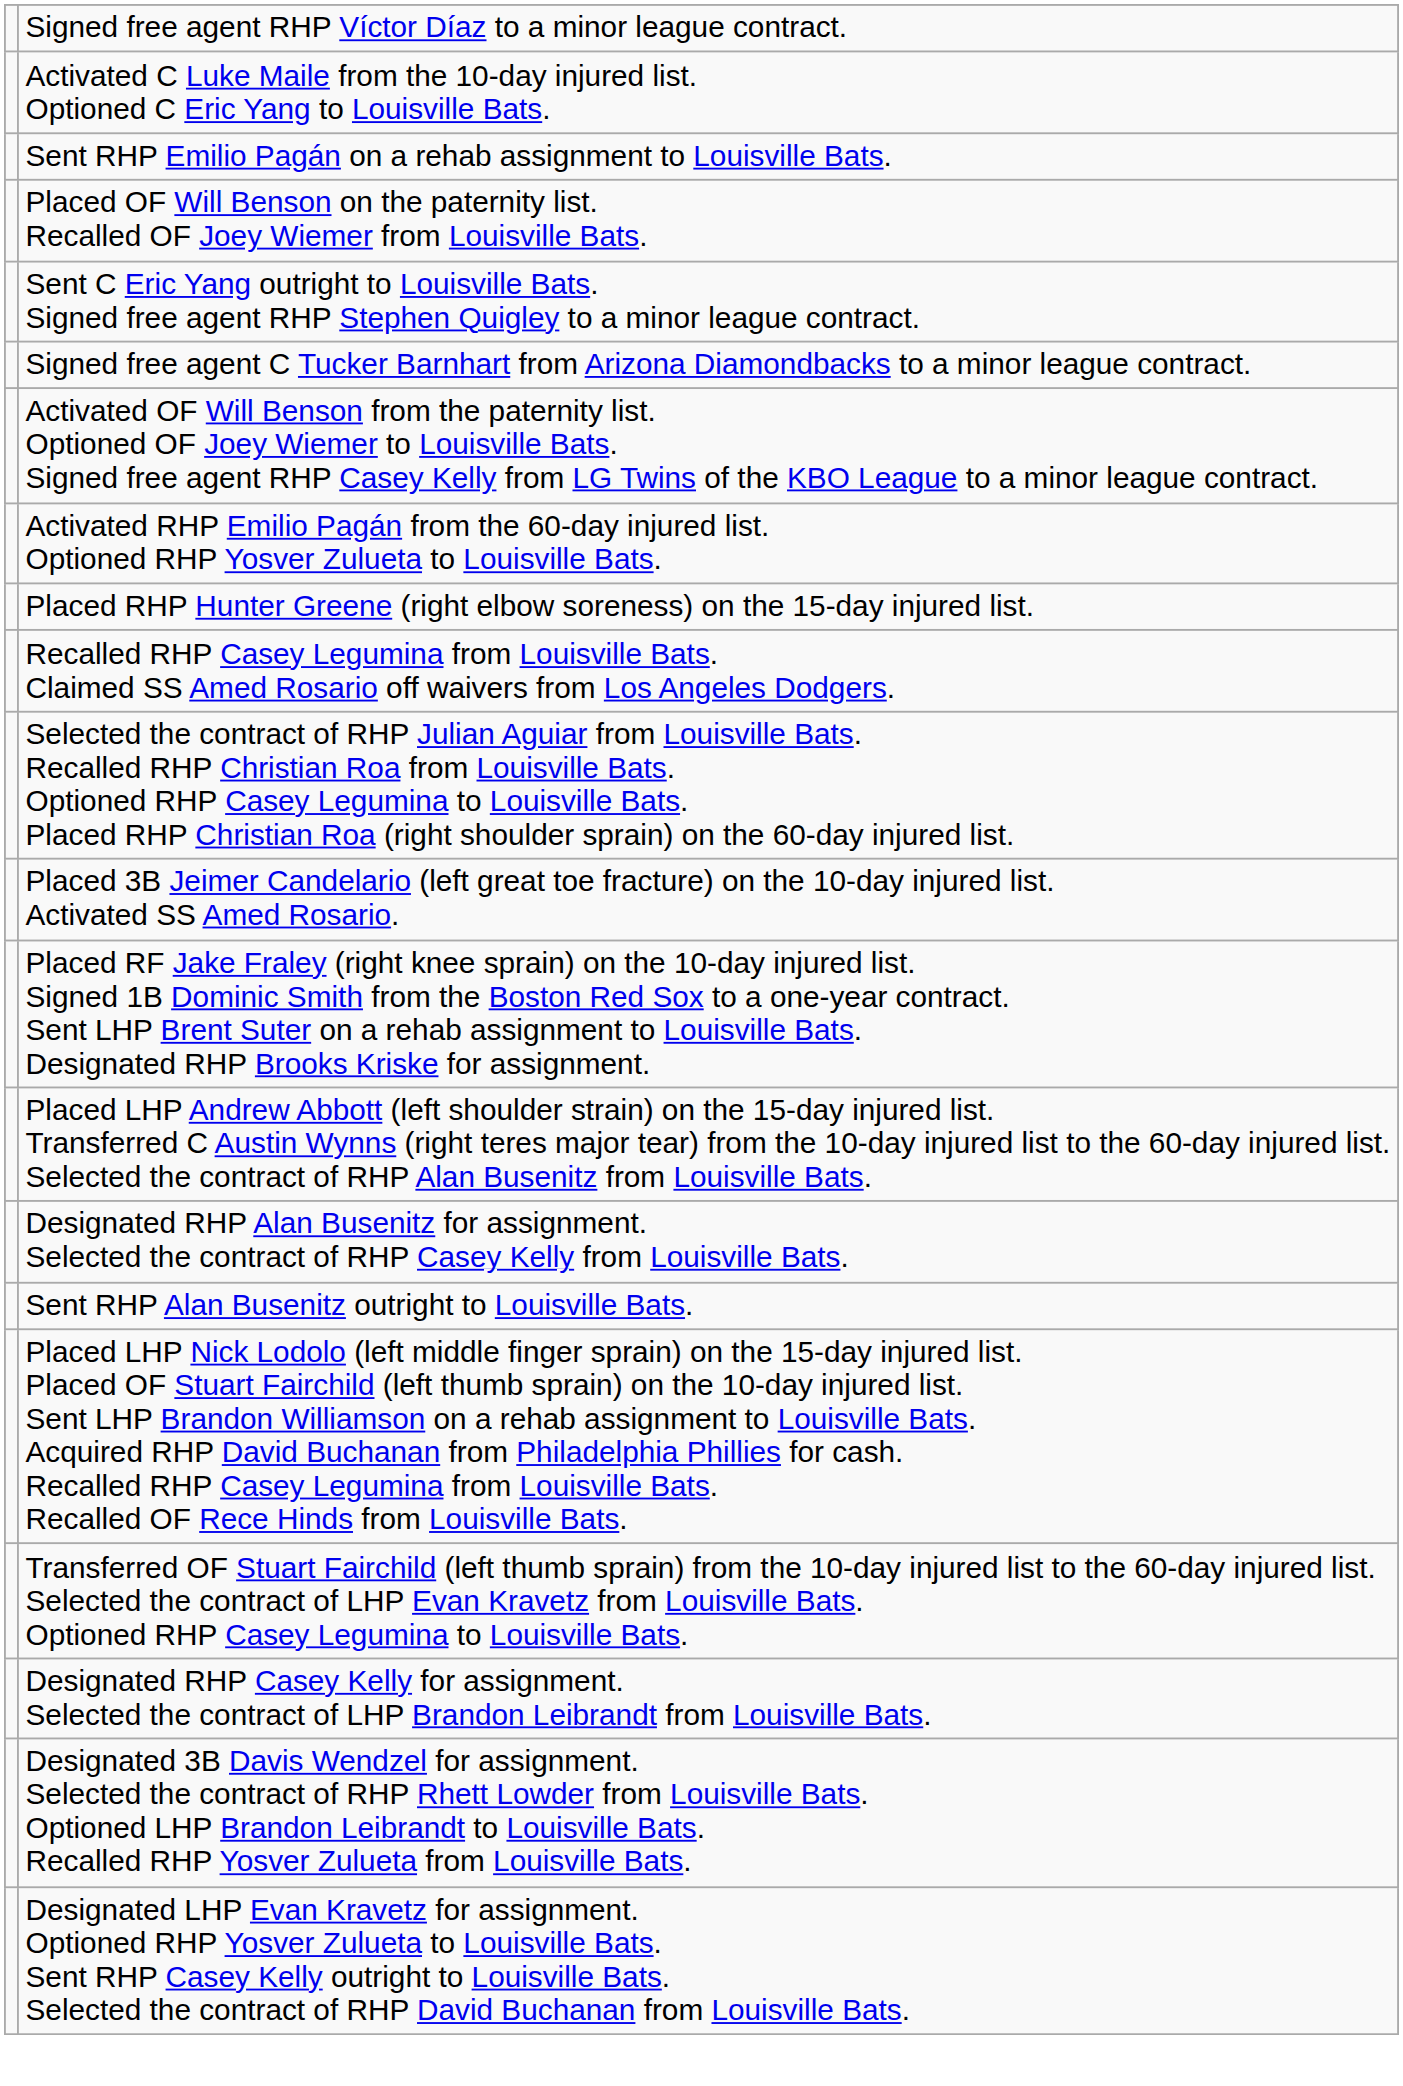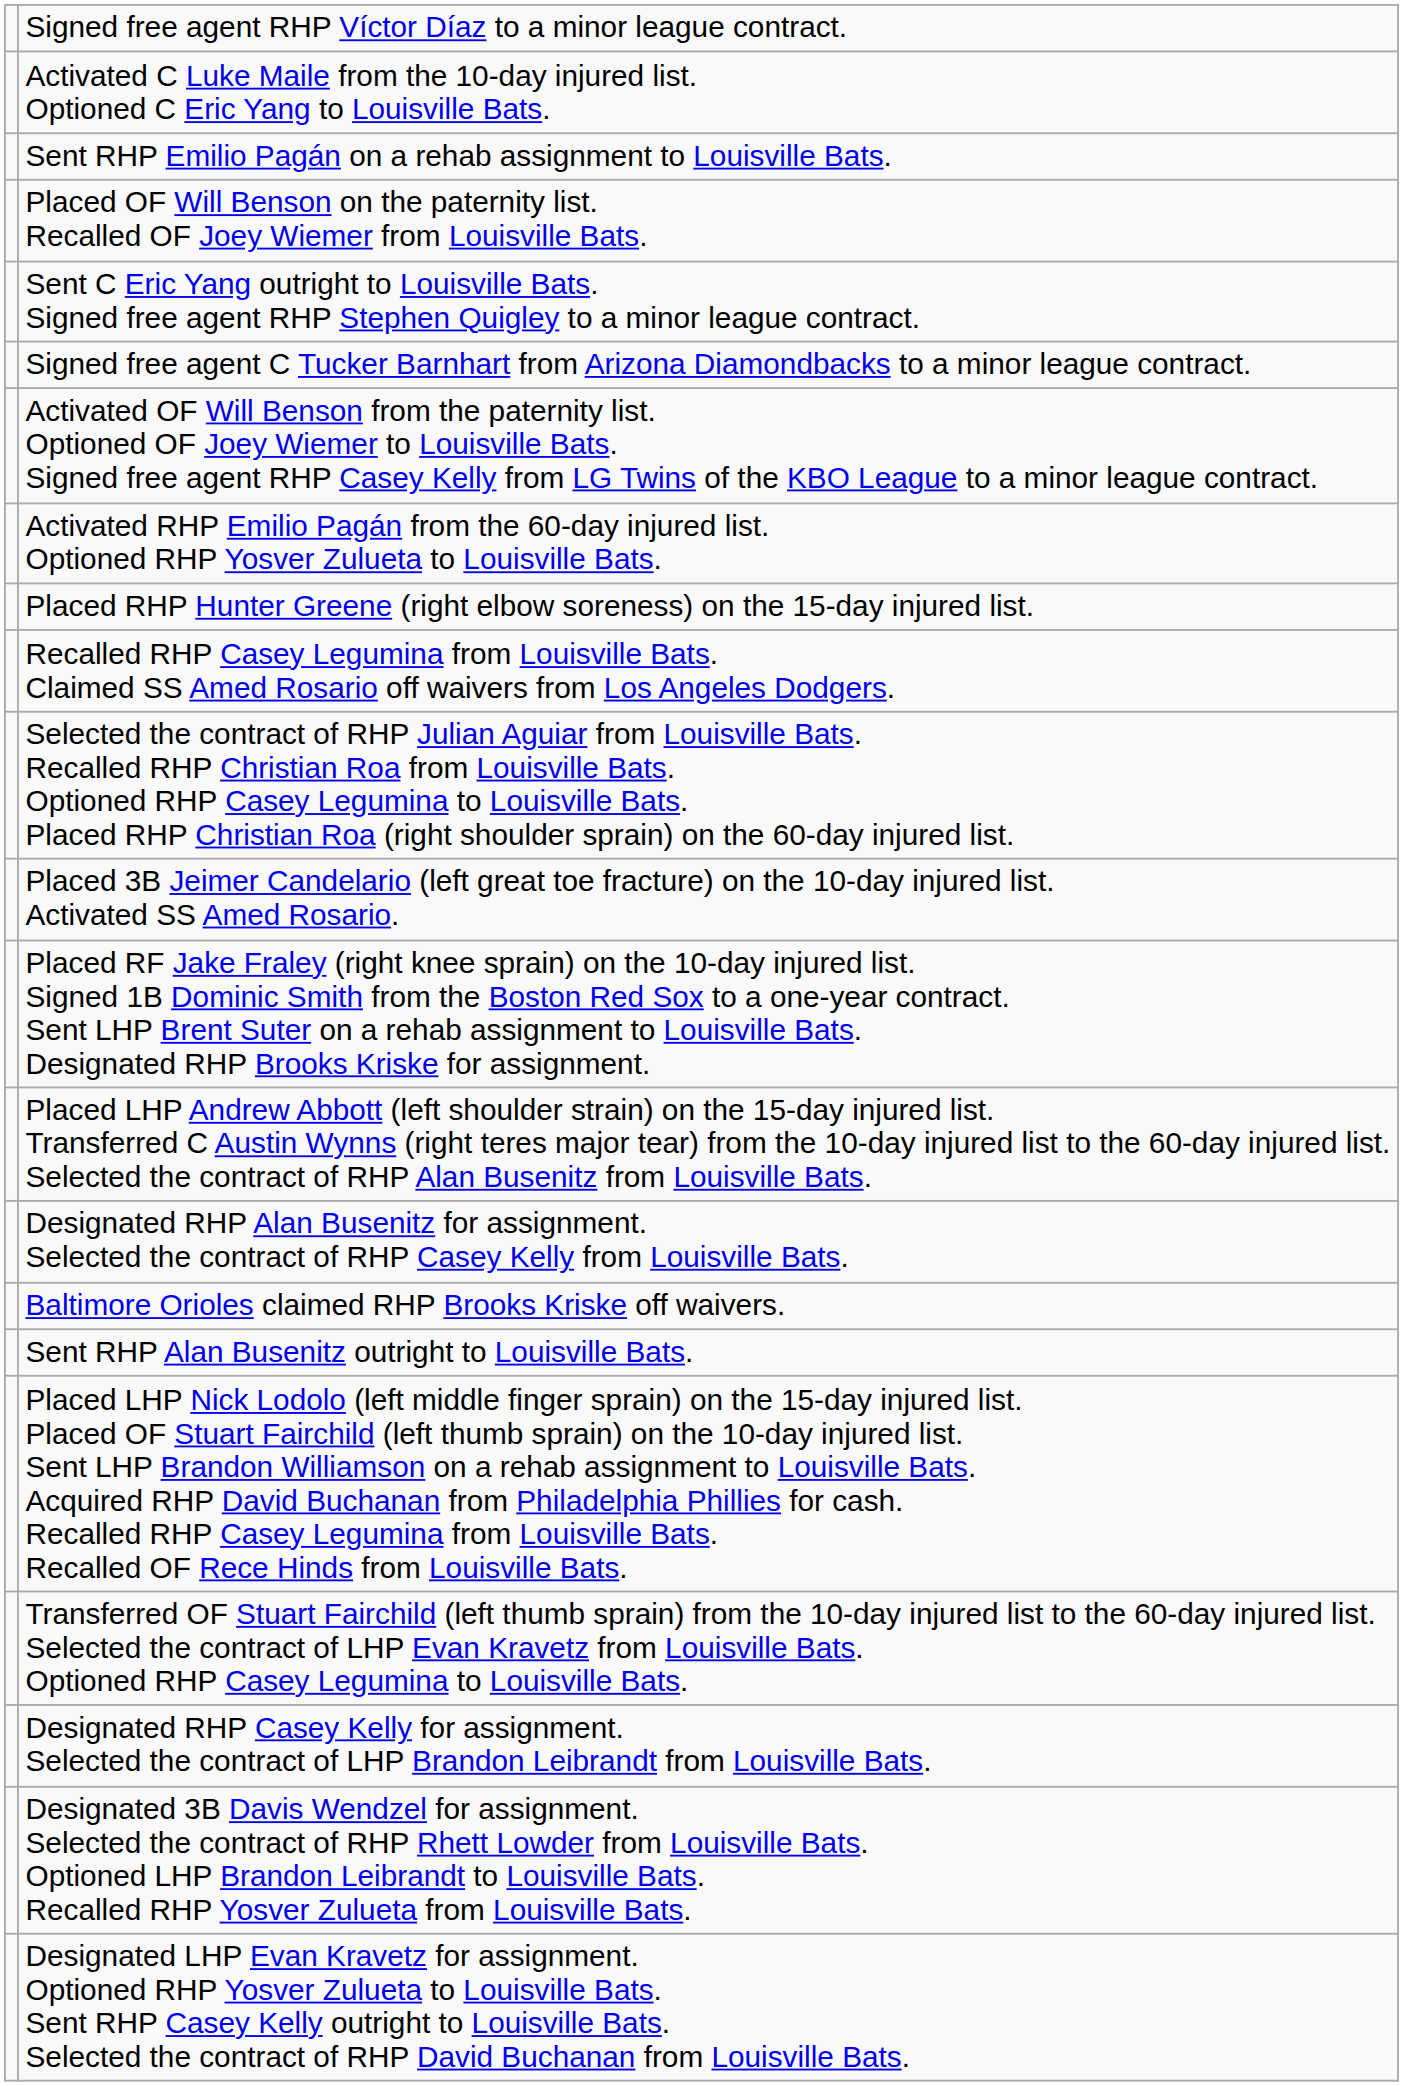+ row: (405, 1305)
